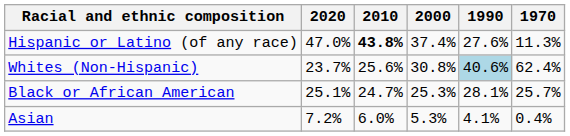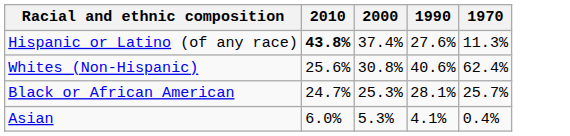- column: (328, 17)
(485, 68) lightblue background -> (433, 68) no background
